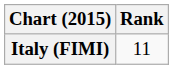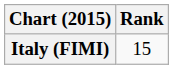(142, 49) 11 -> (142, 49) 15
